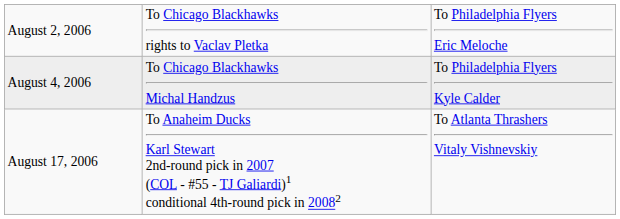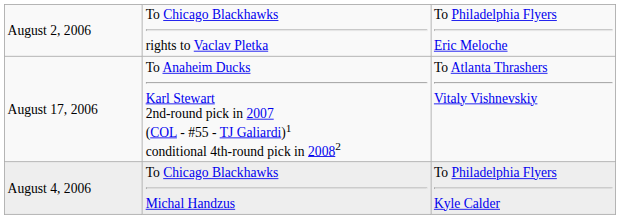rows swapped: (49, 82) <-> (53, 161)
